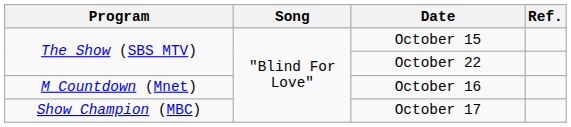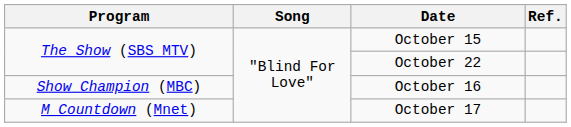(119, 87) M Countdown (Mnet) -> (119, 87) Show Champion (MBC)
(119, 110) Show Champion (MBC) -> (119, 110) M Countdown (Mnet)
